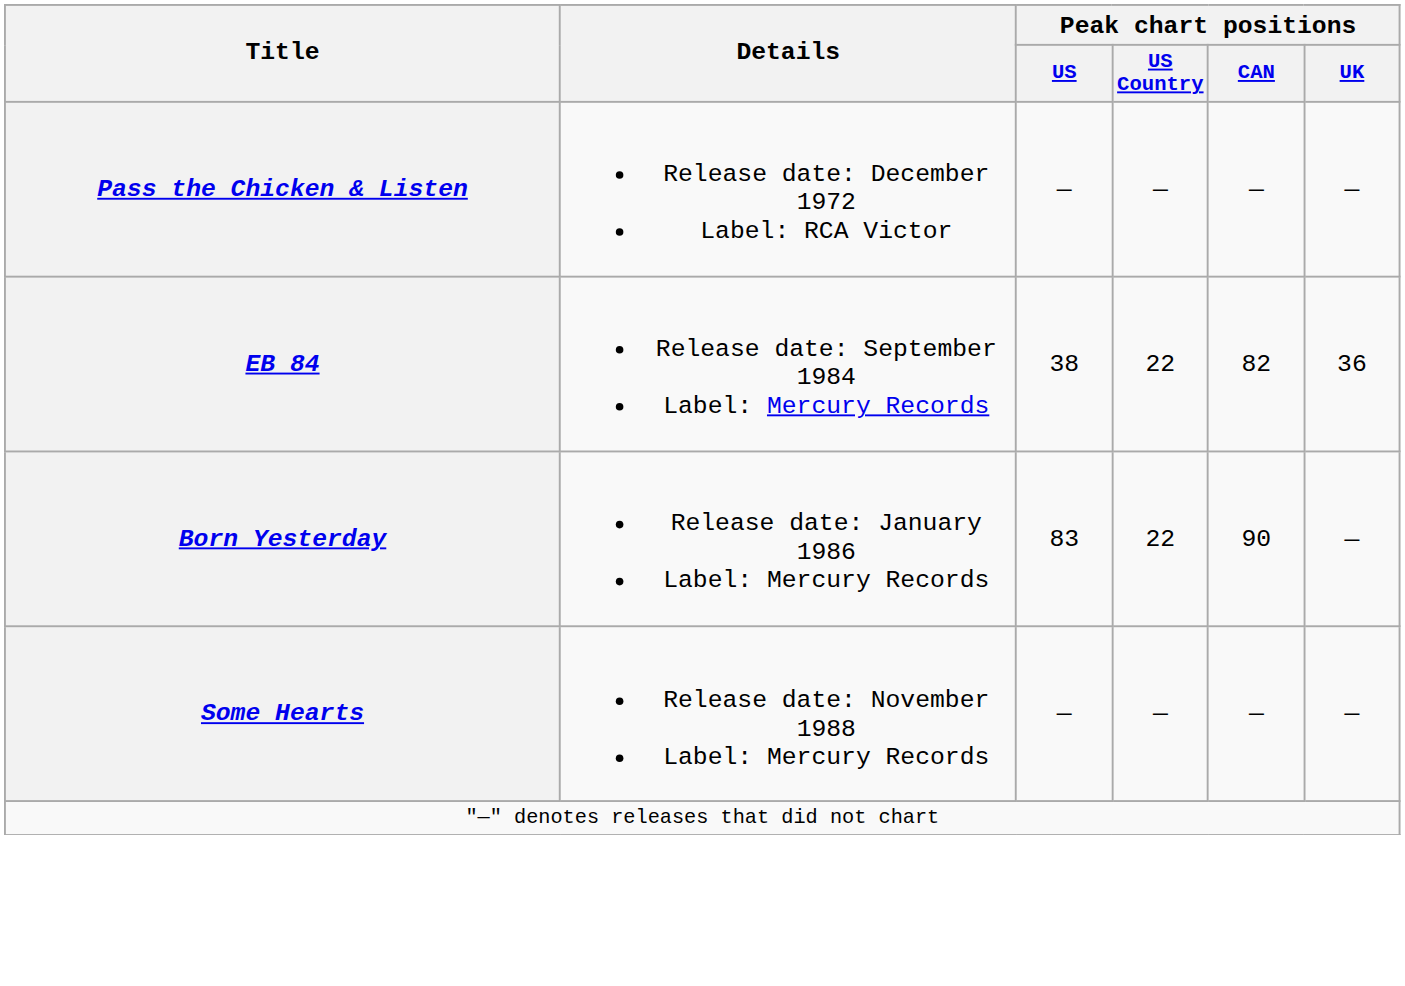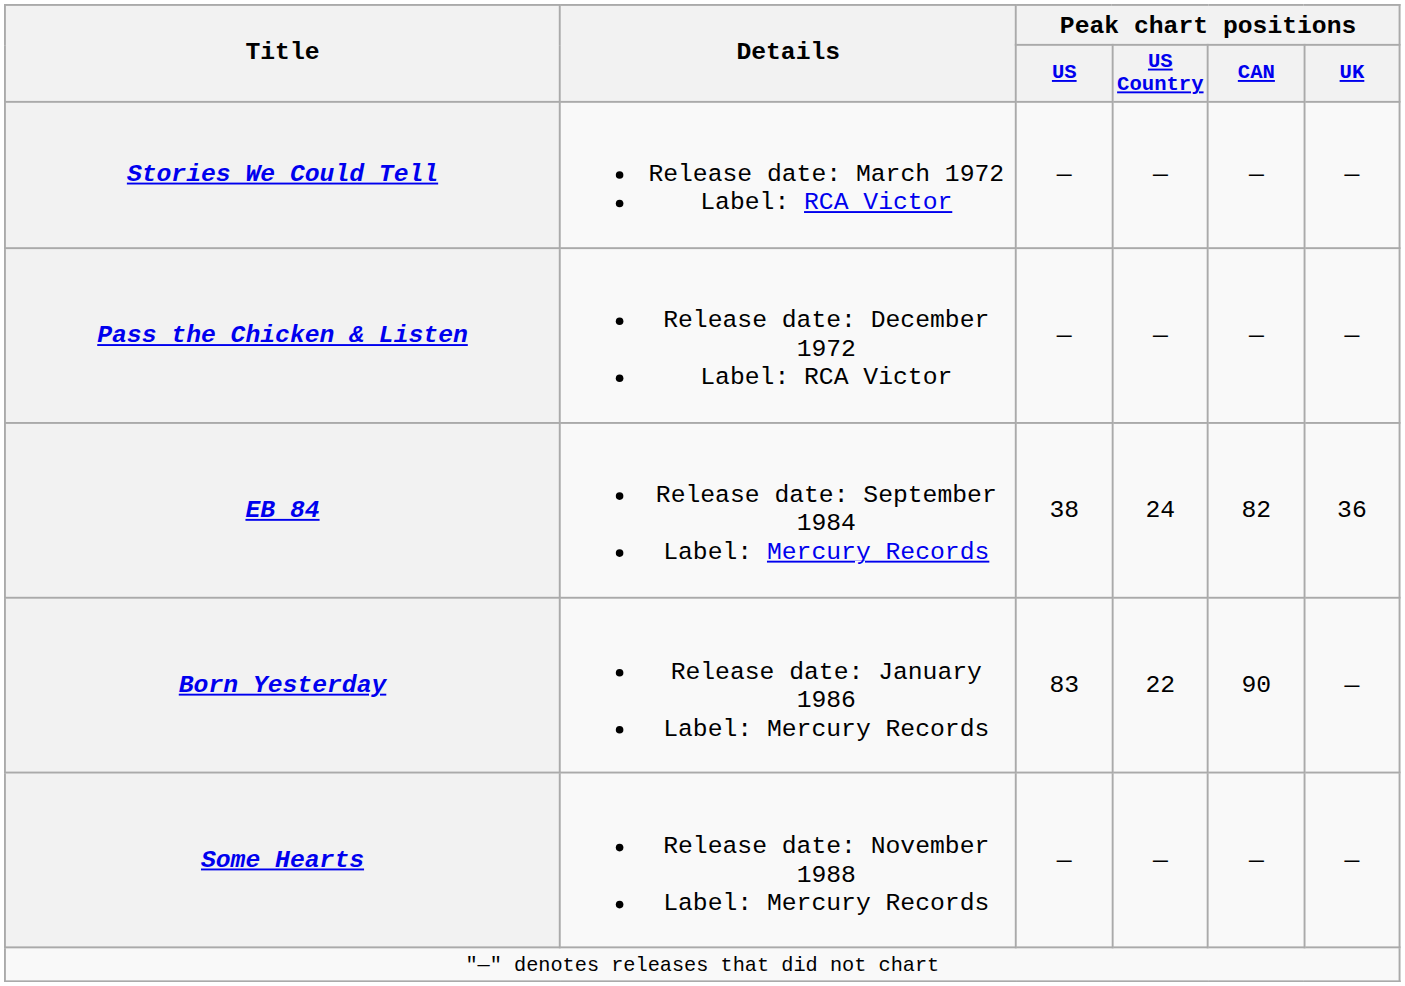+ row: (283, 174)
(1160, 364) 22 -> (1160, 510) 24
